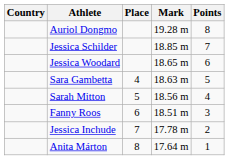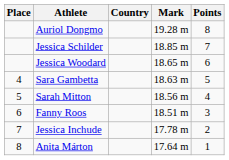columns swapped: (137, 12) <-> (26, 12)
